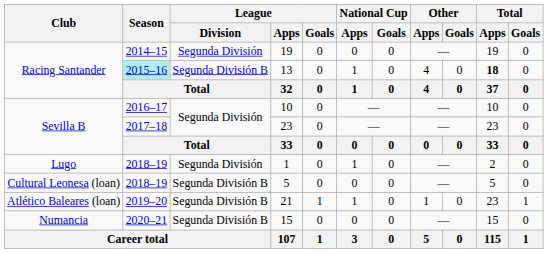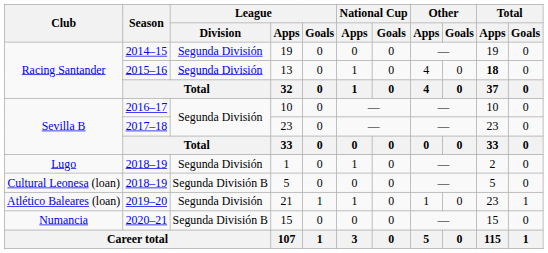(146, 70) paleturquoise background -> (146, 70) no background
(220, 70) Segunda División B -> (220, 70) Segunda División
(220, 201) Segunda División B -> (220, 201) Segunda División
